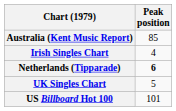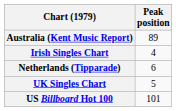(153, 38) 85 -> (153, 38) 89
(153, 68) bold -> (153, 68) normal
